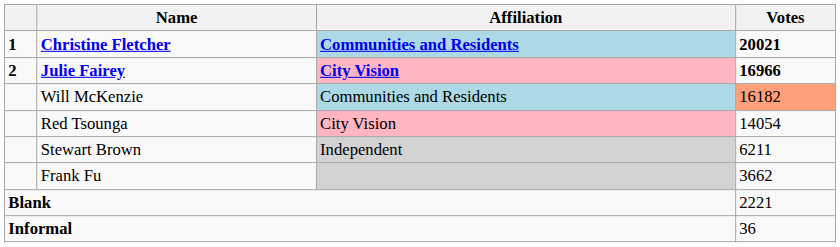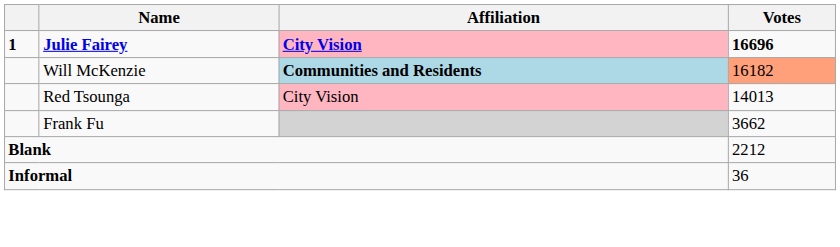- row: (106, 44)
(13, 70) 2 -> (13, 44) 1
(760, 70) 16966 -> (753, 44) 16696
(413, 96) normal -> (382, 70) bold
(760, 123) 14054 -> (753, 96) 14013
- row: (91, 149)
(756, 202) 2221 -> (749, 149) 2212
